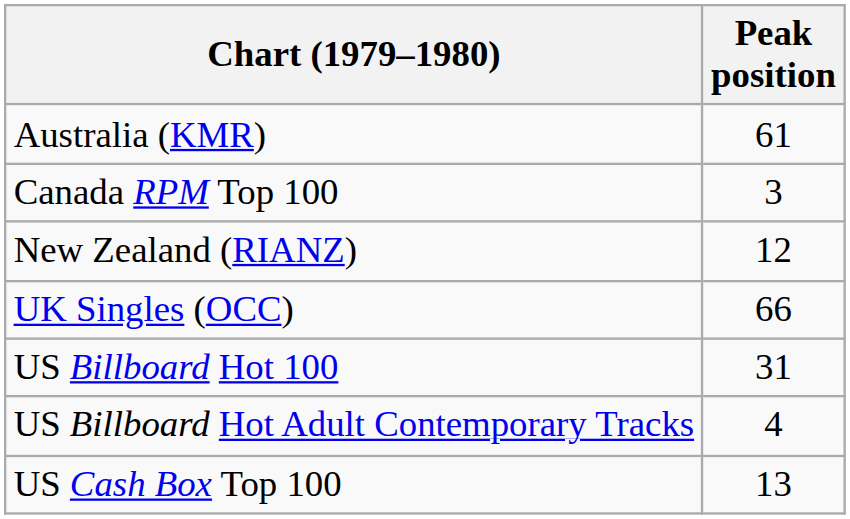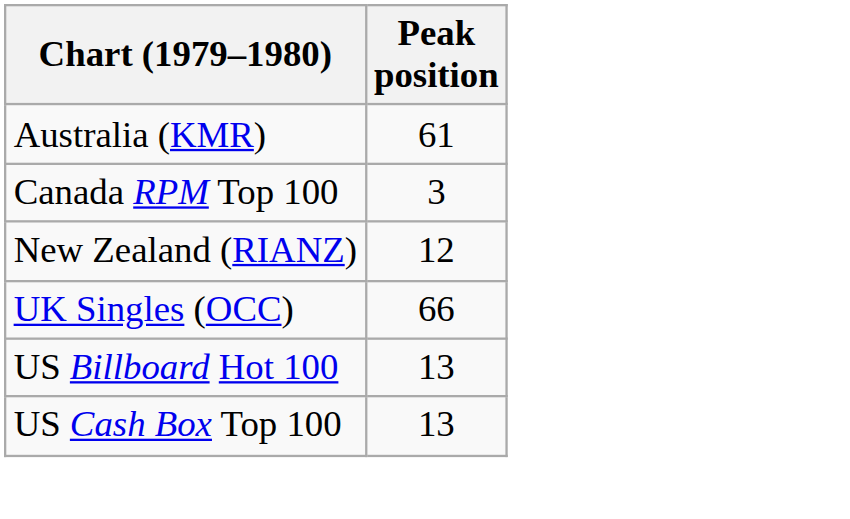(773, 366) 31 -> (436, 366) 13
- row: (354, 425)
